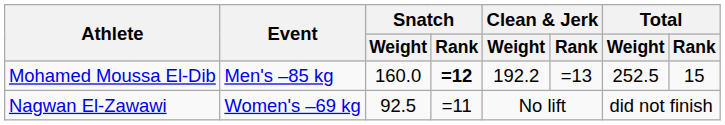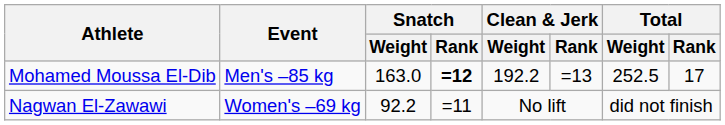(398, 76) 160.0 -> (398, 76) 163.0
(694, 76) 15 -> (694, 76) 17
(398, 105) 92.5 -> (398, 105) 92.2
